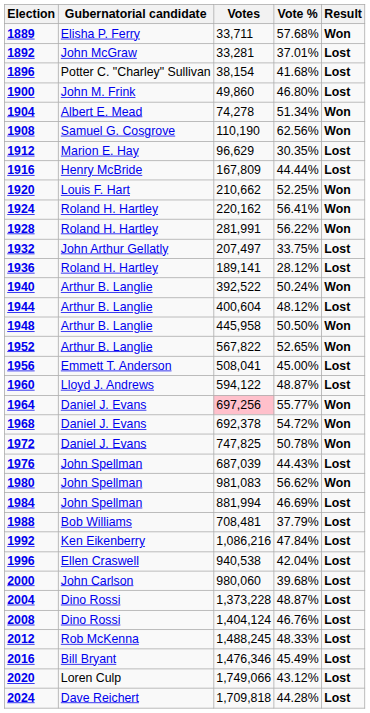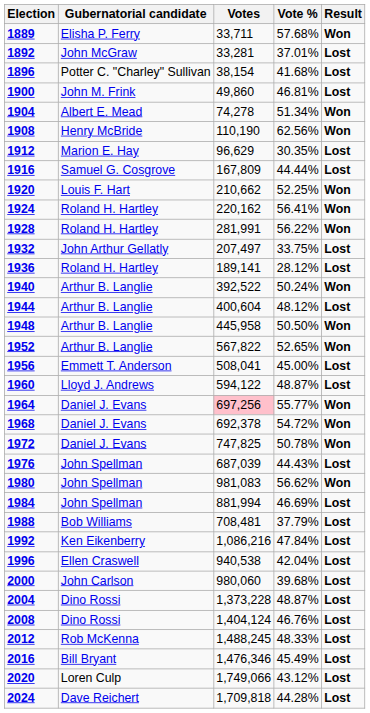(298, 92) 46.80% -> (298, 92) 46.81%
(118, 131) Samuel G. Cosgrove -> (102, 131) Henry McBride
(102, 170) Henry McBride -> (118, 170) Samuel G. Cosgrove
